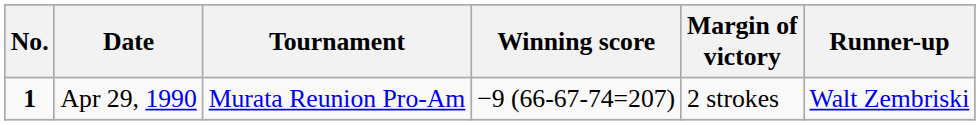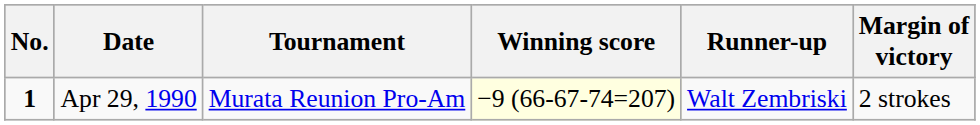columns swapped: (742, 41) <-> (889, 41)
(576, 98) no background -> (576, 98) lightyellow background
